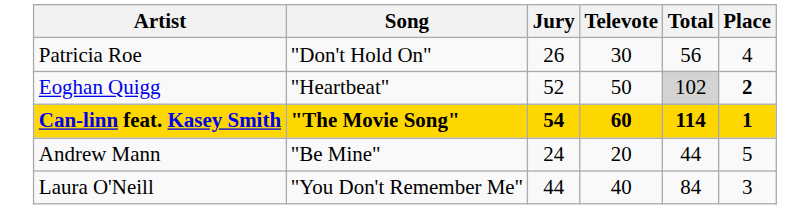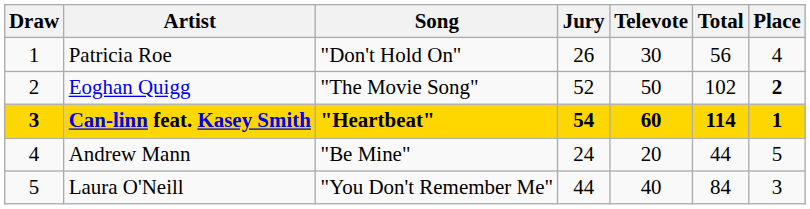+ column: (34, 21)
(340, 87) "Heartbeat" -> (400, 87) "The Movie Song"
(691, 87) lightgrey background -> (721, 87) no background
(375, 120) "The Movie Song" -> (378, 120) "Heartbeat"
